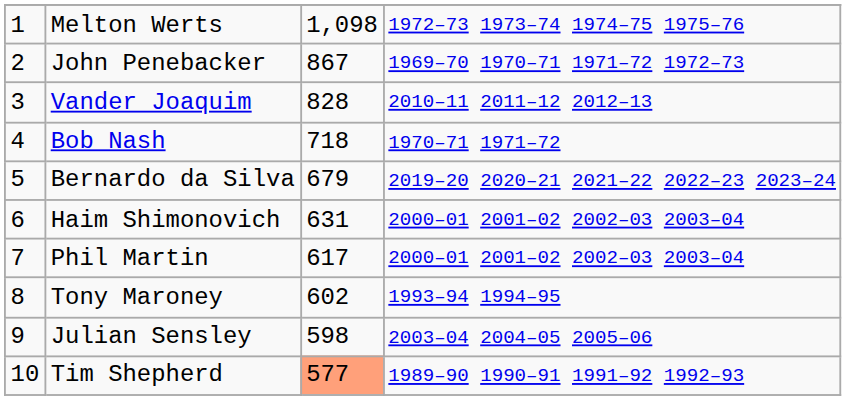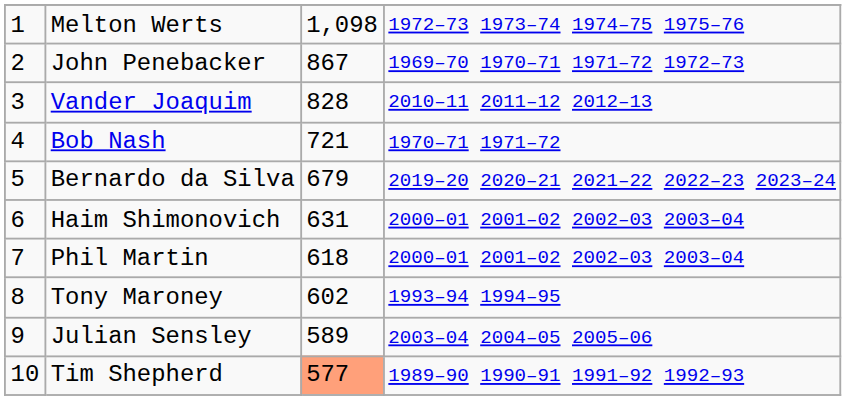(328, 141) 718 -> (328, 141) 721
(328, 258) 617 -> (328, 258) 618
(328, 336) 598 -> (328, 336) 589
